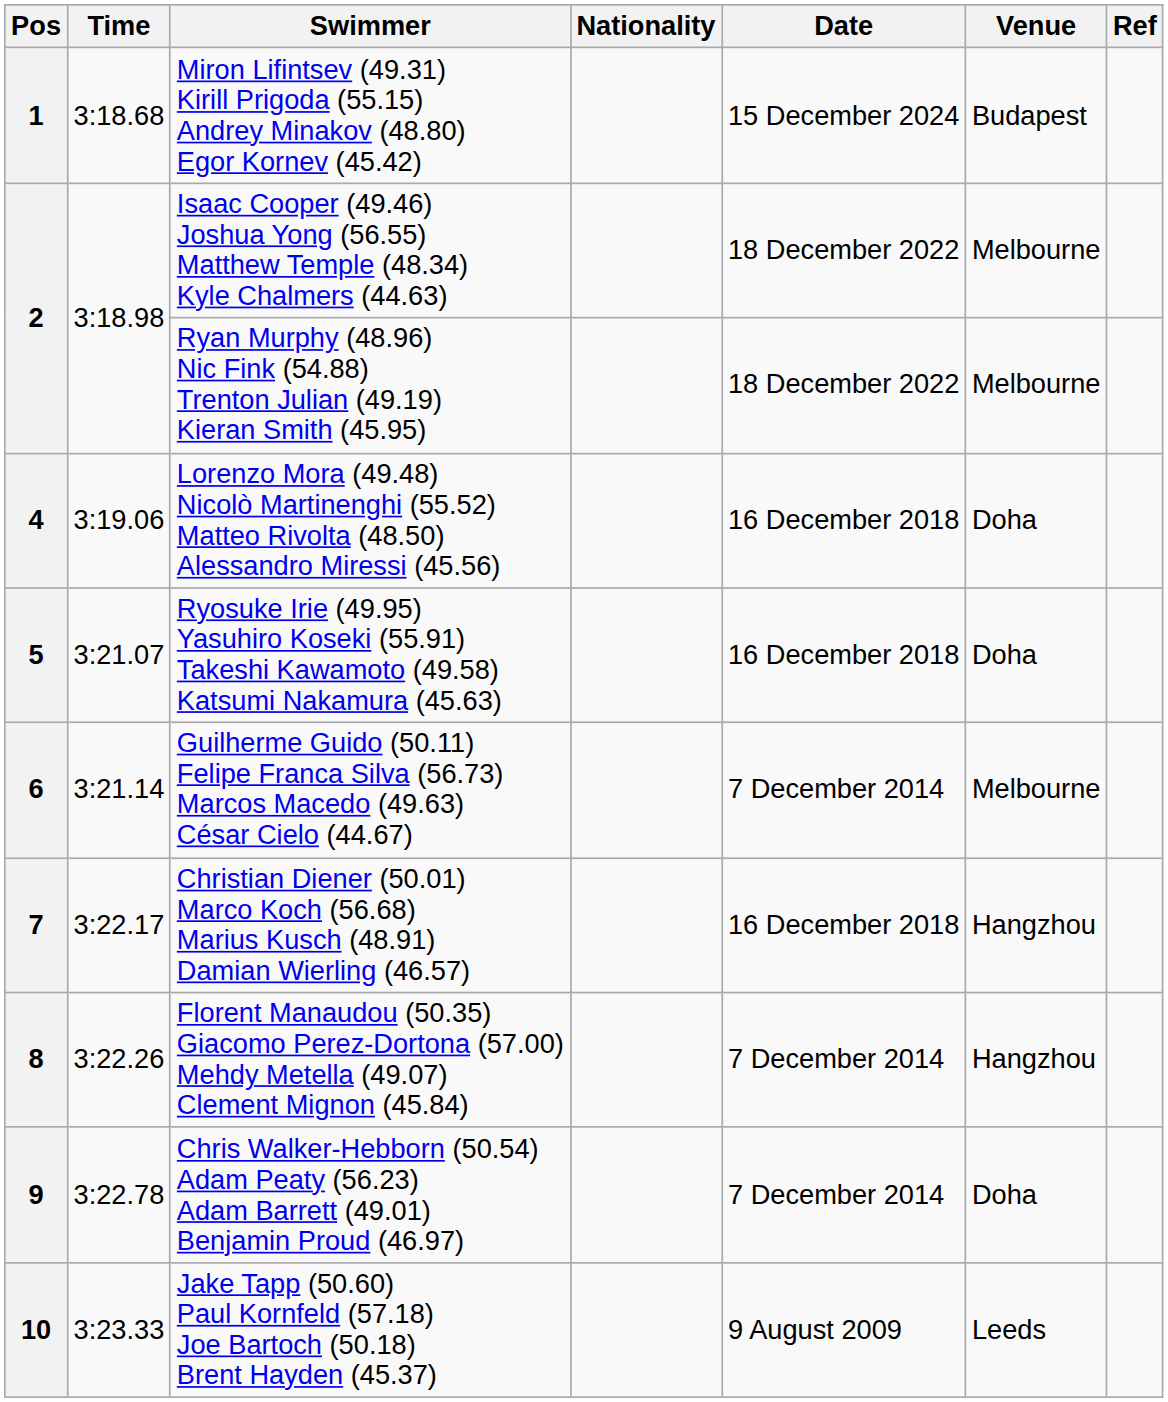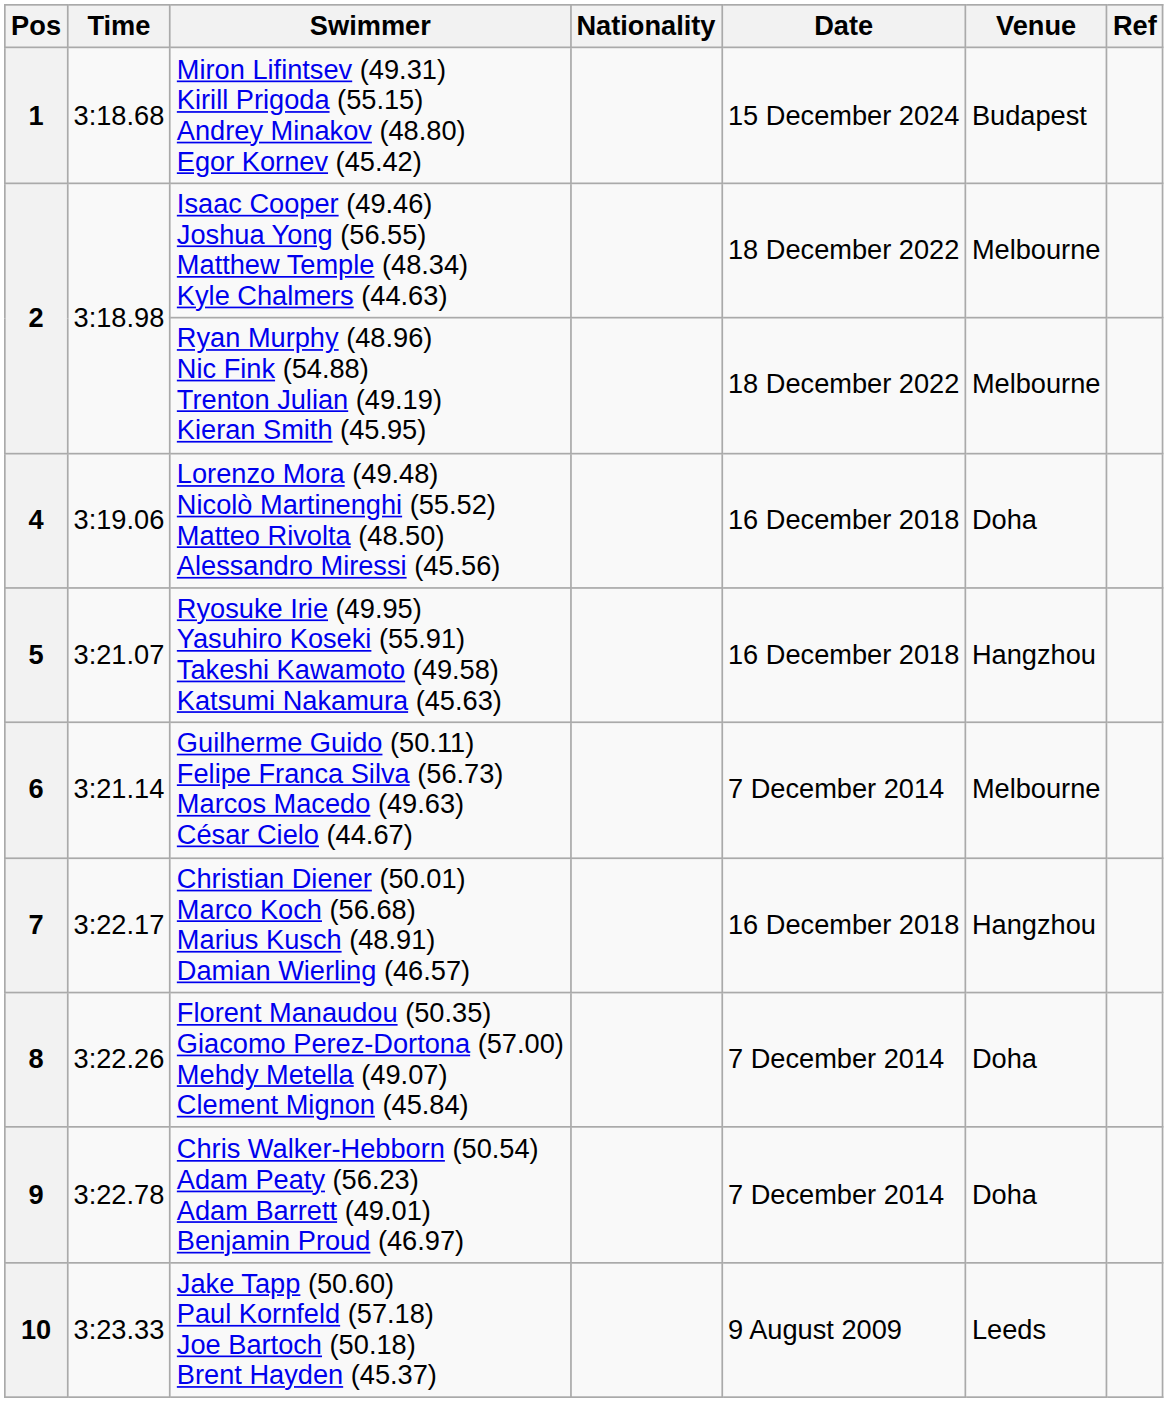(1004, 654) Doha -> (1034, 654) Hangzhou
(1034, 1059) Hangzhou -> (1004, 1059) Doha
